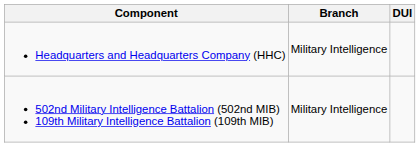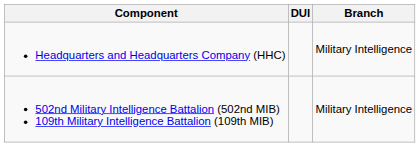columns swapped: (402, 13) <-> (339, 13)
